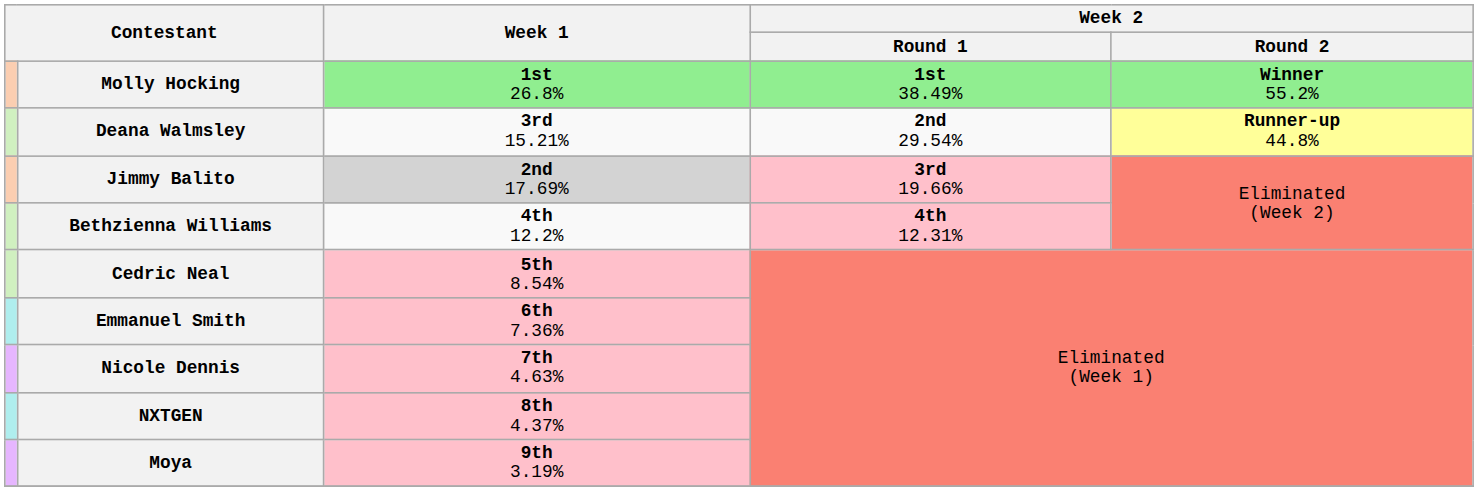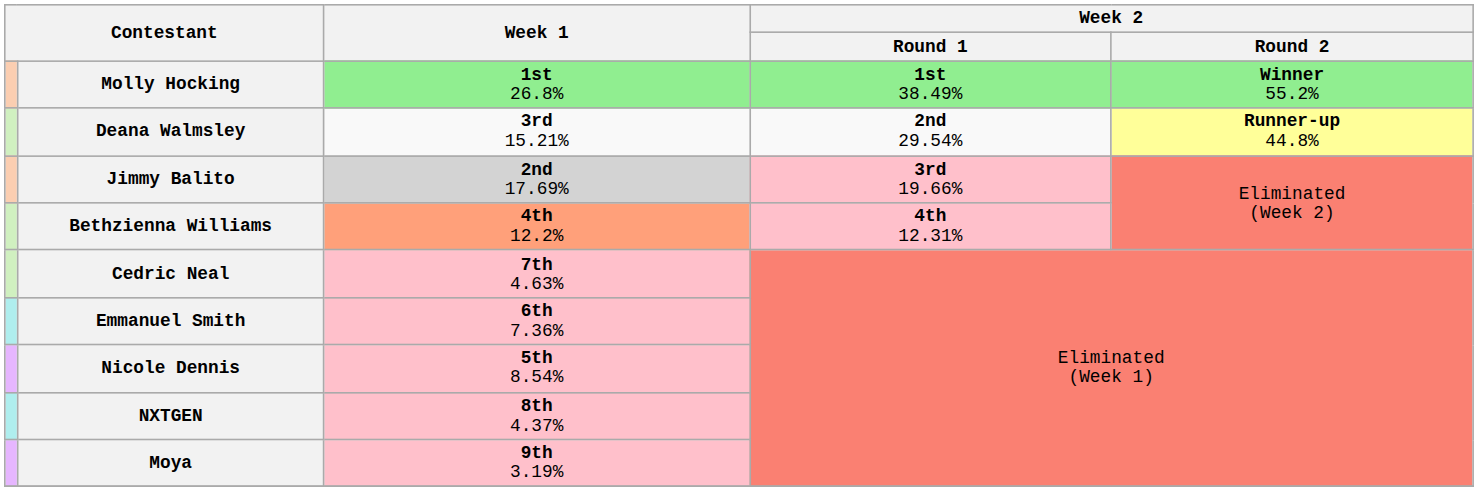(537, 227) no background -> (537, 227) lightsalmon background
(537, 274) 5th 8.54% -> (537, 274) 7th 4.63%
(537, 369) 7th 4.63% -> (537, 369) 5th 8.54%
